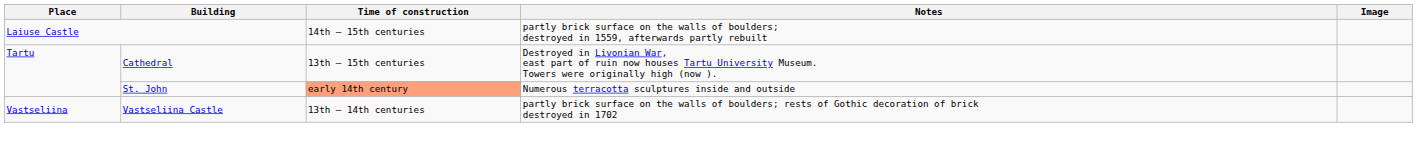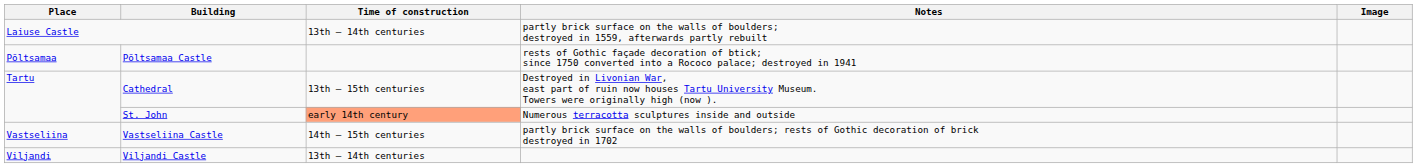(366, 32) 14th – 15th centuries -> (366, 32) 13th – 14th centuries
+ row: (167, 58)
(366, 109) 13th – 14th centuries -> (366, 135) 14th – 15th centuries
+ row: (164, 155)
